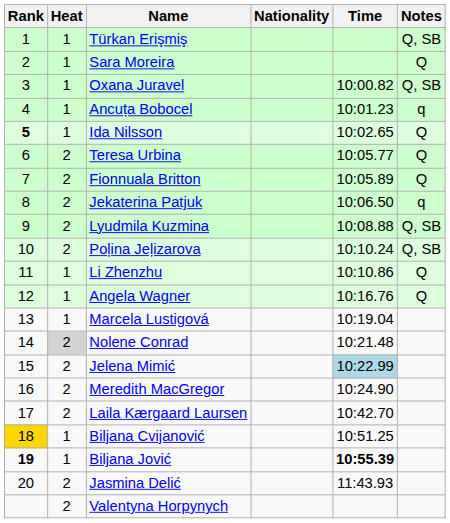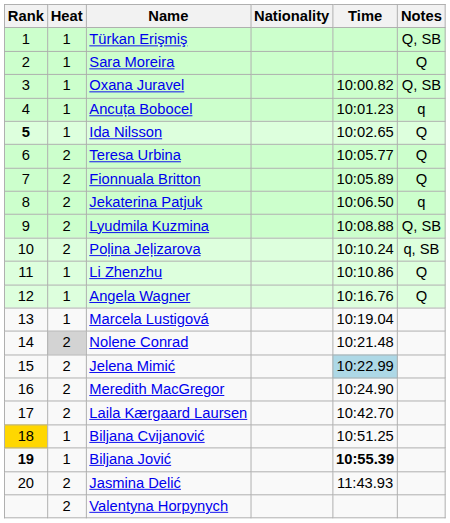(421, 249) Q, SB -> (421, 249) q, SB
